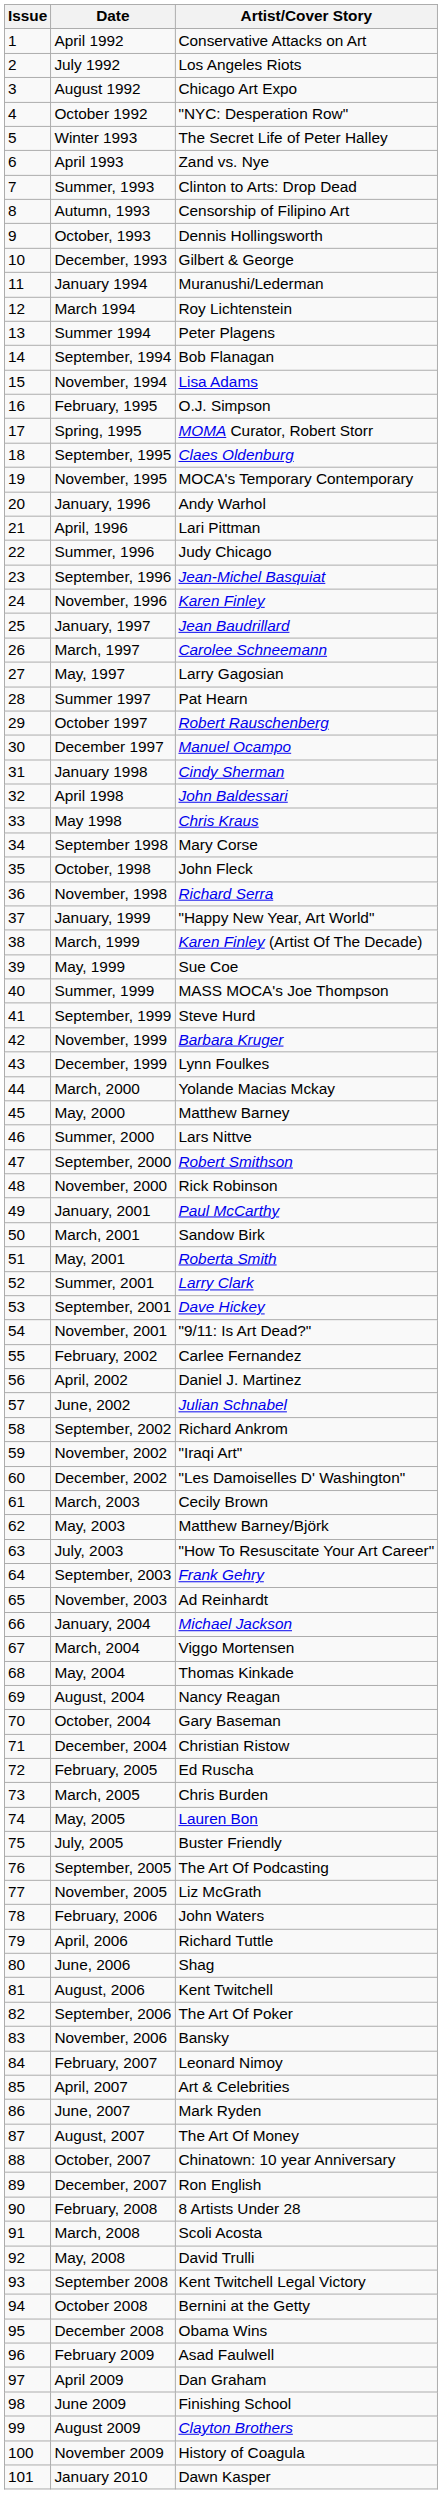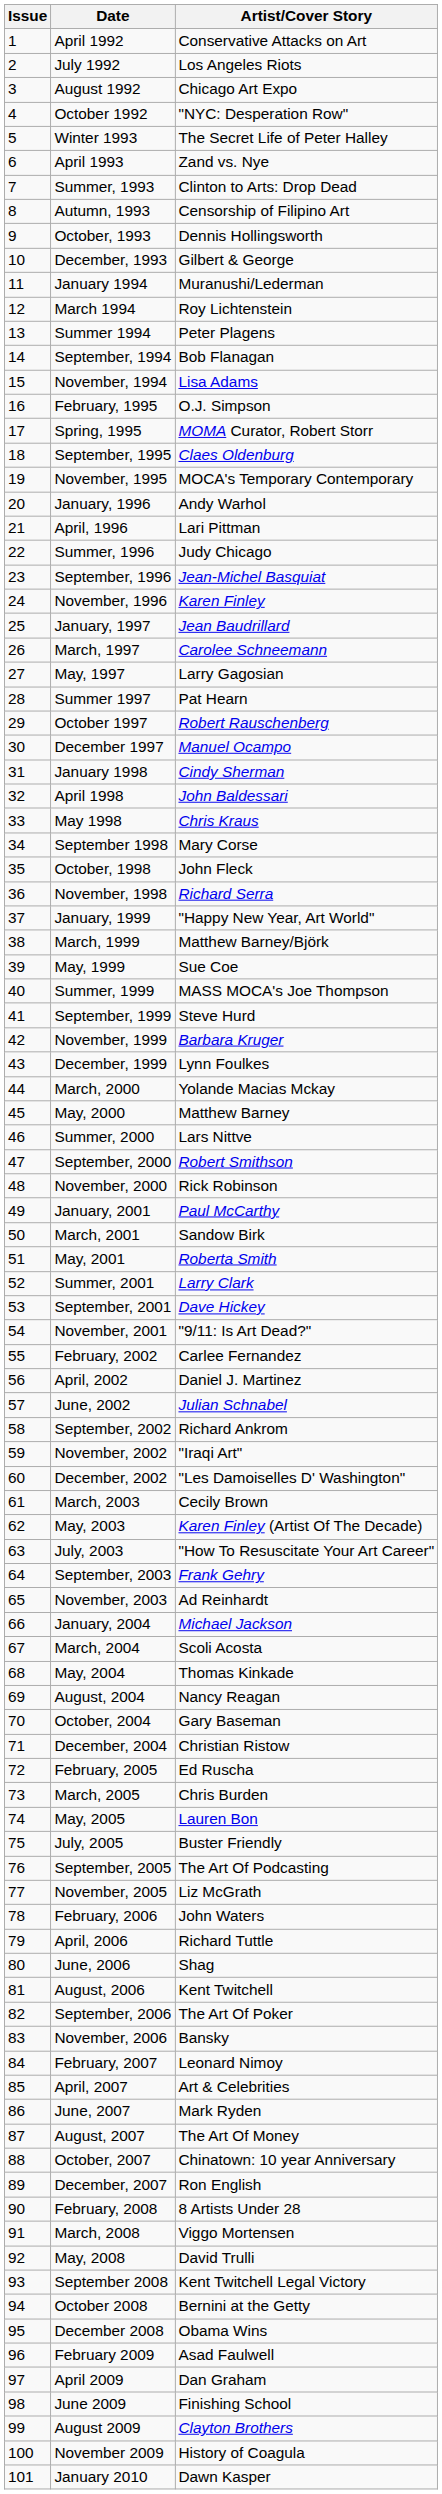(300, 942) Karen Finley (Artist Of The Decade) -> (254, 942) Matthew Barney/Björk
(254, 1526) Matthew Barney/Björk -> (300, 1526) Karen Finley (Artist Of The Decade)
(236, 1648) Viggo Mortensen -> (220, 1648) Scoli Acosta
(220, 2233) Scoli Acosta -> (236, 2233) Viggo Mortensen
